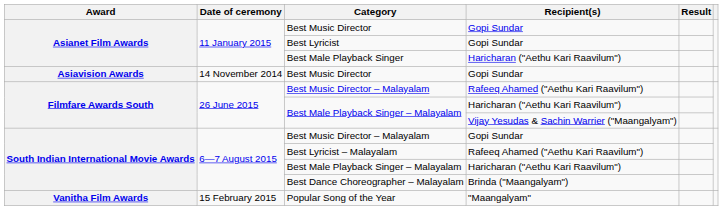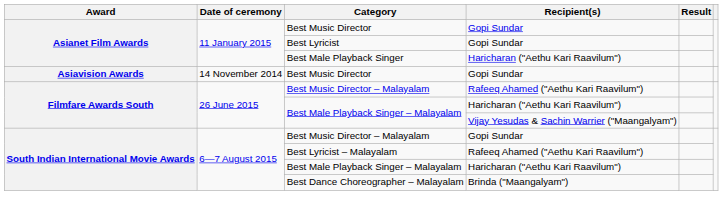- row: (101, 197)
